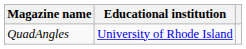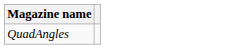- column: (165, 14)
